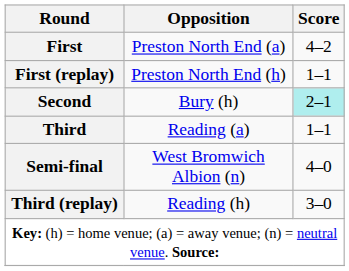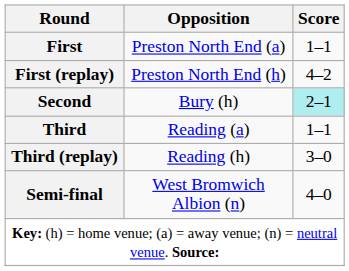(319, 46) 4–2 -> (319, 46) 1–1
(319, 74) 1–1 -> (319, 74) 4–2
rows swapped: (65, 204) <-> (65, 166)
